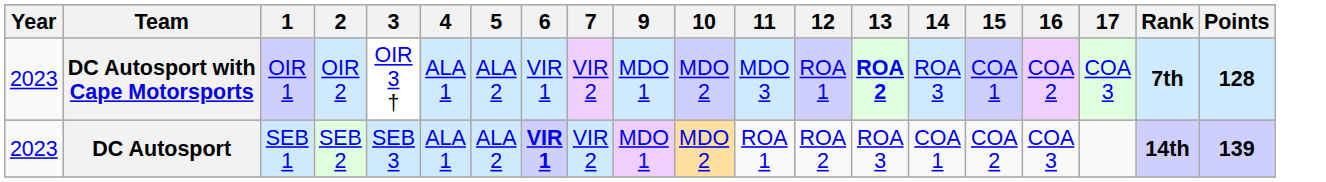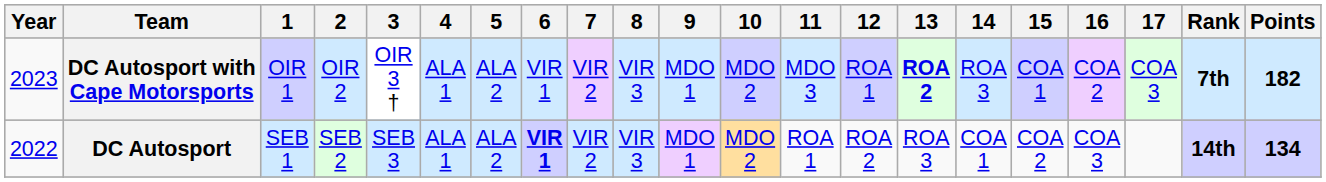+ column: (637, 21)
(1237, 79) 128 -> (1283, 79) 182
(34, 148) 2023 -> (34, 148) 2022
(1237, 148) 139 -> (1283, 148) 134
